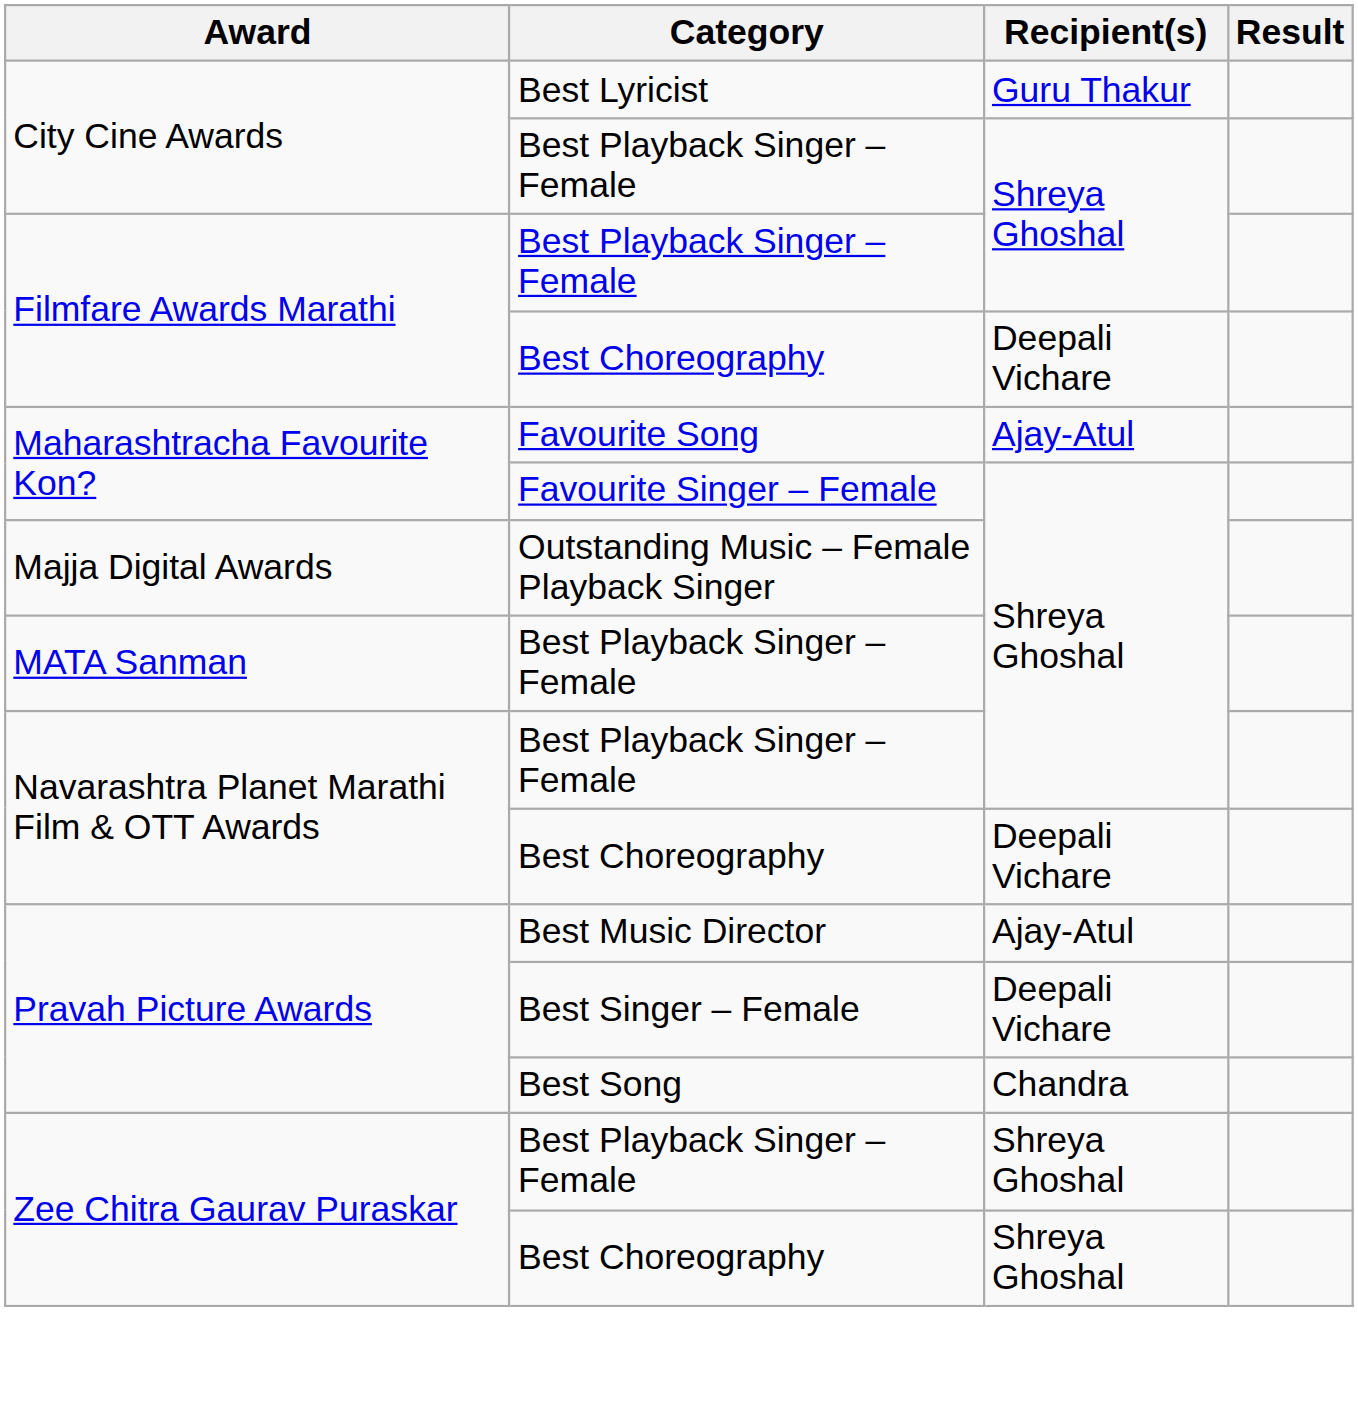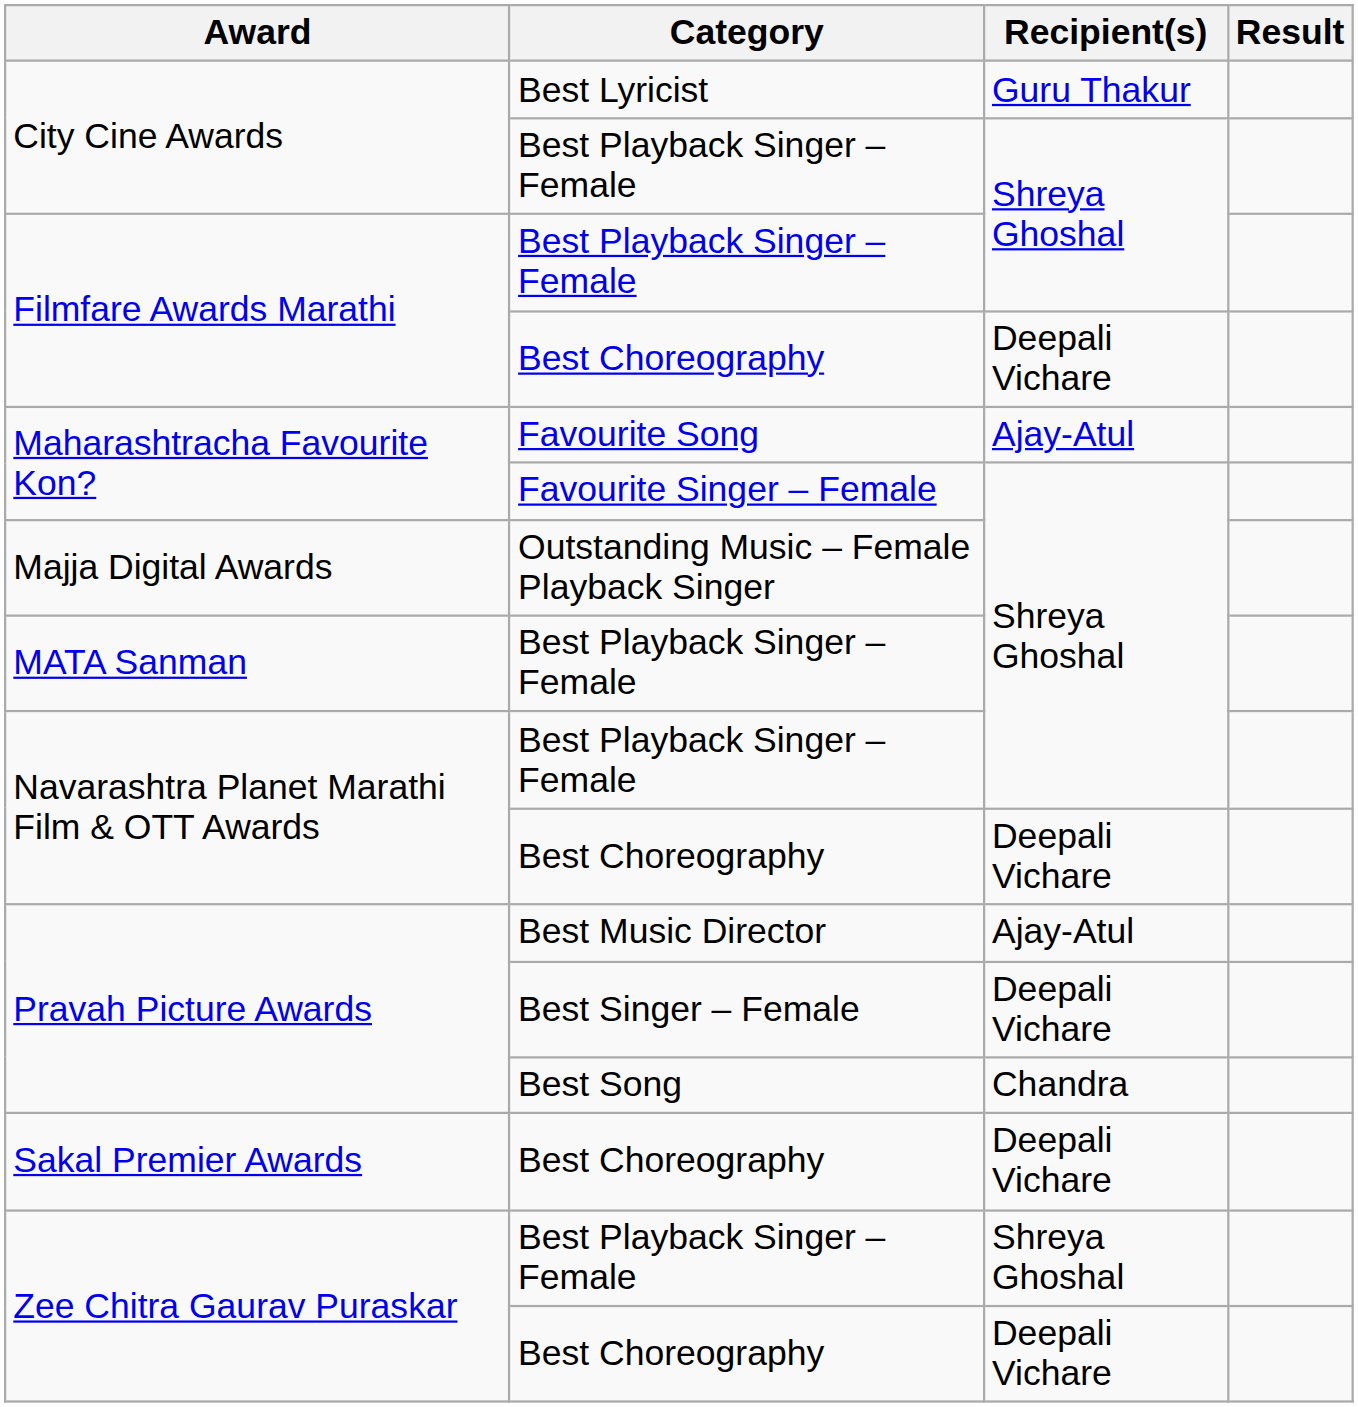+ row: (188, 1160)
(1058, 1257) Shreya Ghoshal -> (1052, 1353) Deepali Vichare
